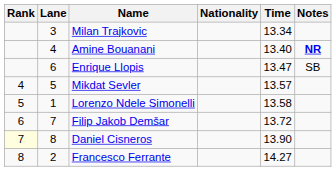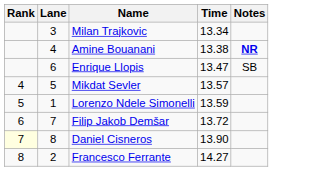- column: (229, 13)
(278, 49) 13.40 -> (214, 49) 13.38
(278, 103) 13.58 -> (214, 103) 13.59
